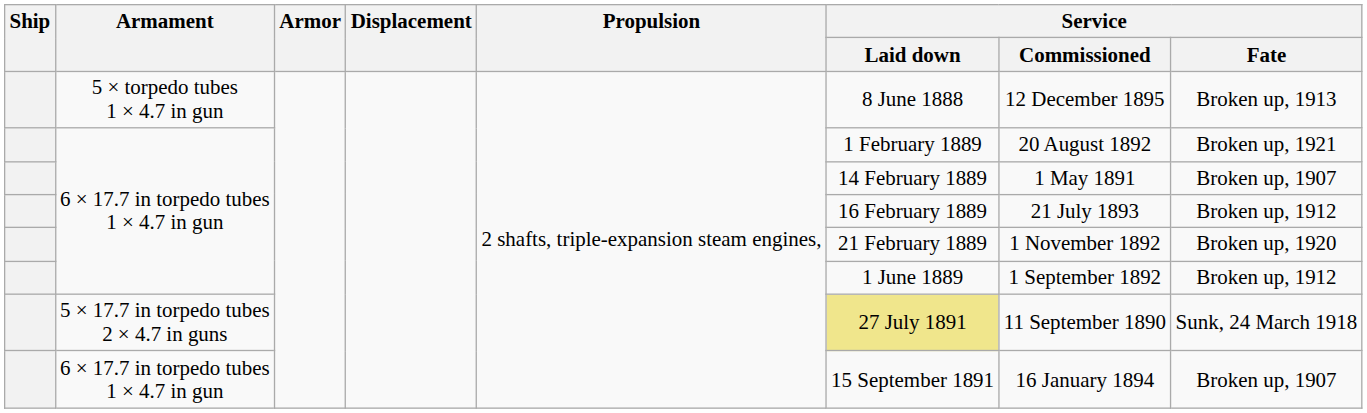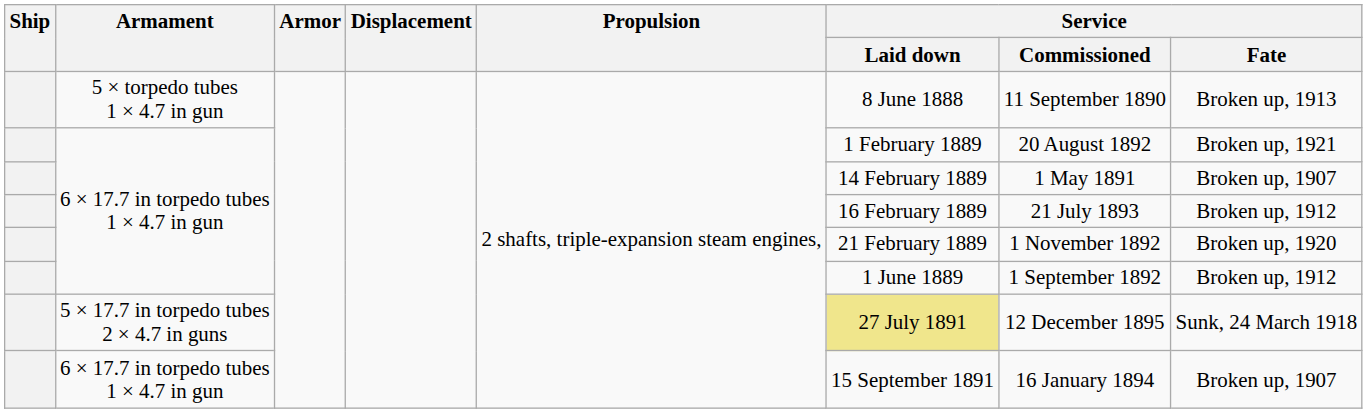(1085, 99) 12 December 1895 -> (1085, 99) 11 September 1890
(1085, 322) 11 September 1890 -> (1085, 322) 12 December 1895
